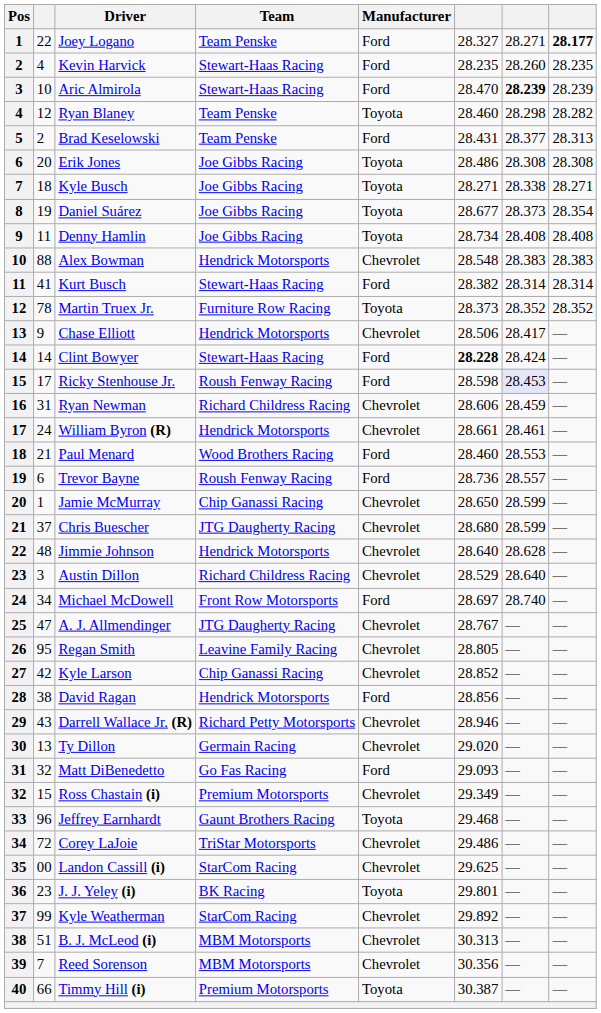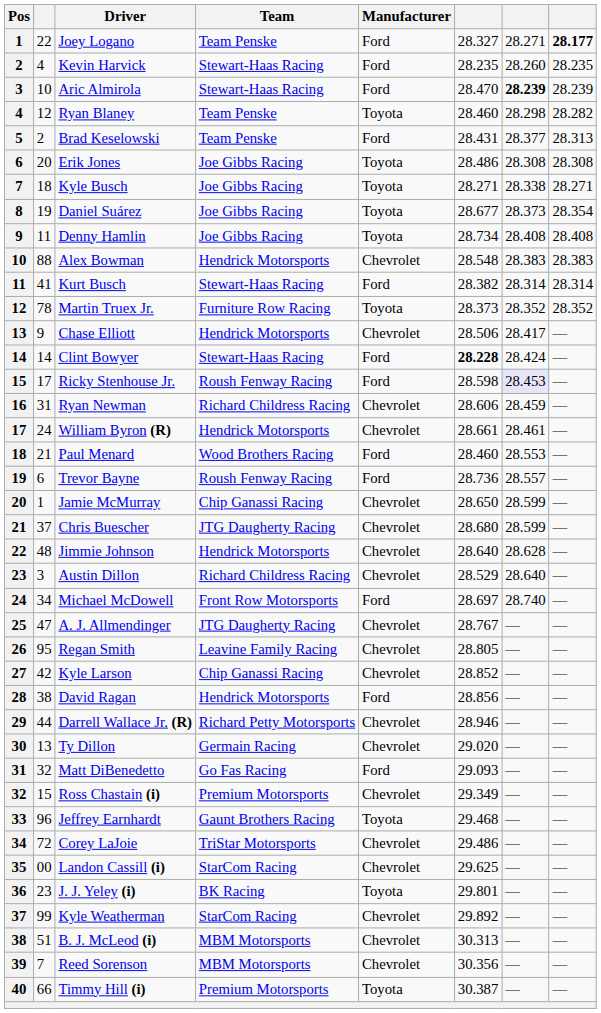(44, 721) 43 -> (44, 721) 44
